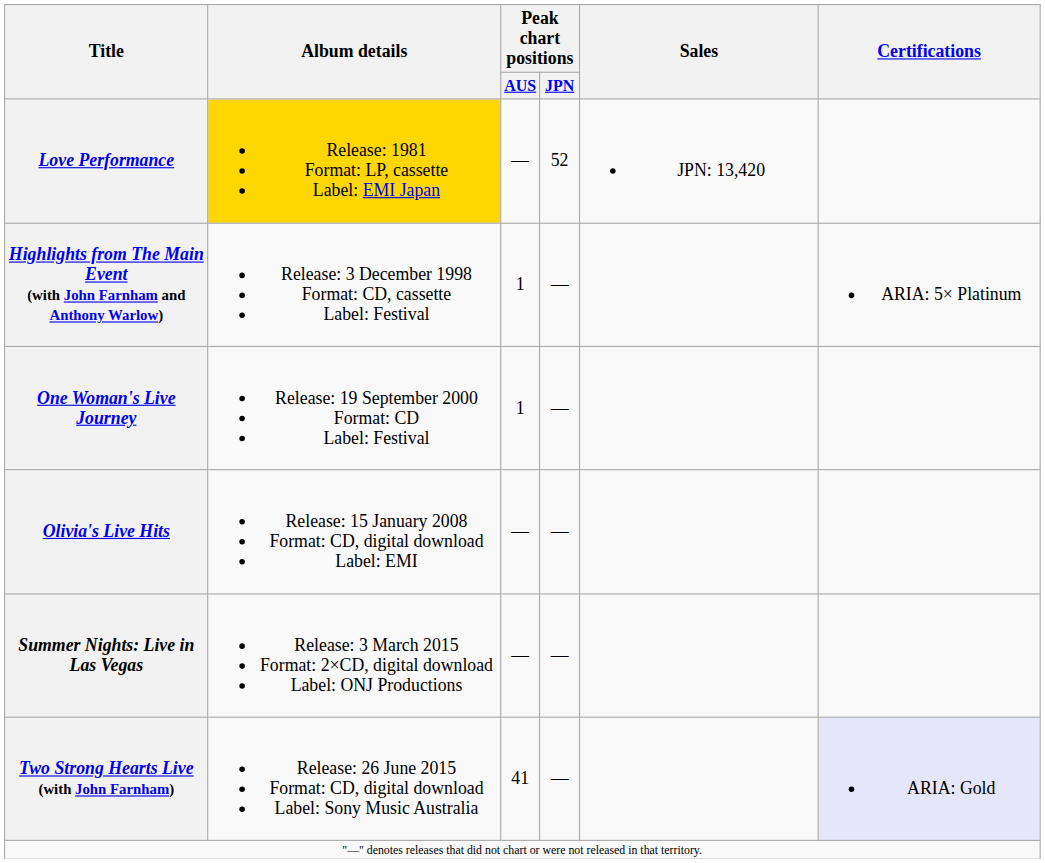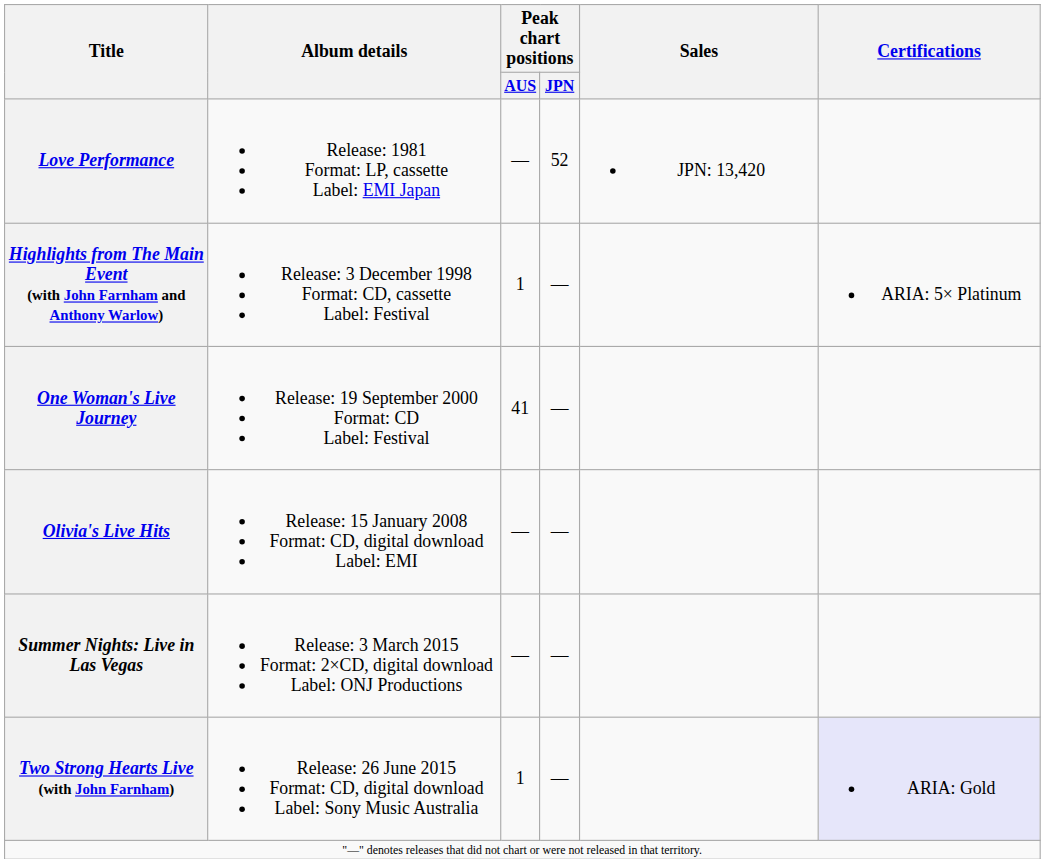(354, 171) gold background -> (354, 171) no background
(520, 408) 1 -> (520, 408) 41
(520, 778) 41 -> (520, 778) 1
